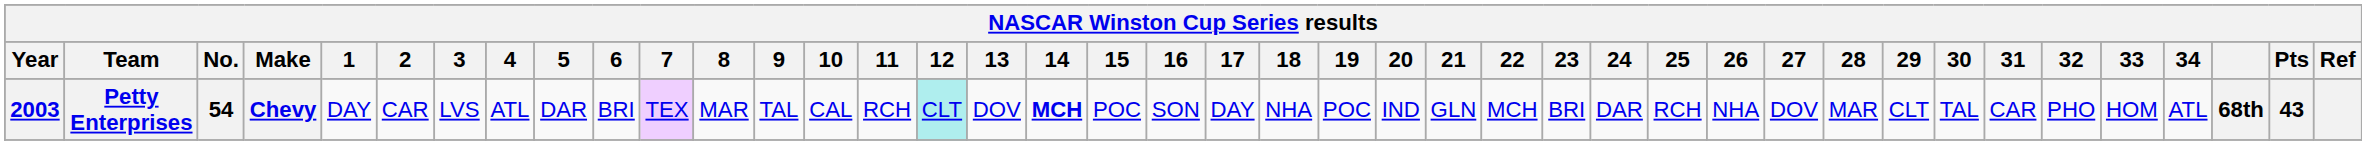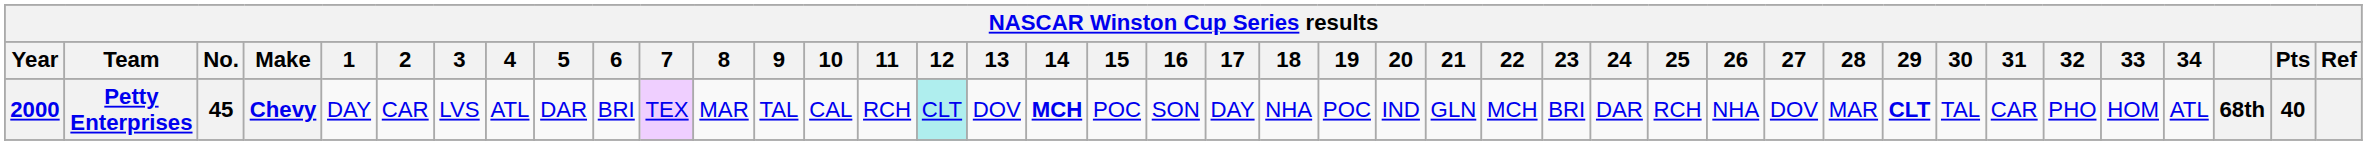(35, 109) 2003 -> (35, 109) 2000
(221, 109) 54 -> (221, 109) 45
(1909, 109) normal -> (1910, 109) bold
(2292, 109) 43 -> (2293, 109) 40
